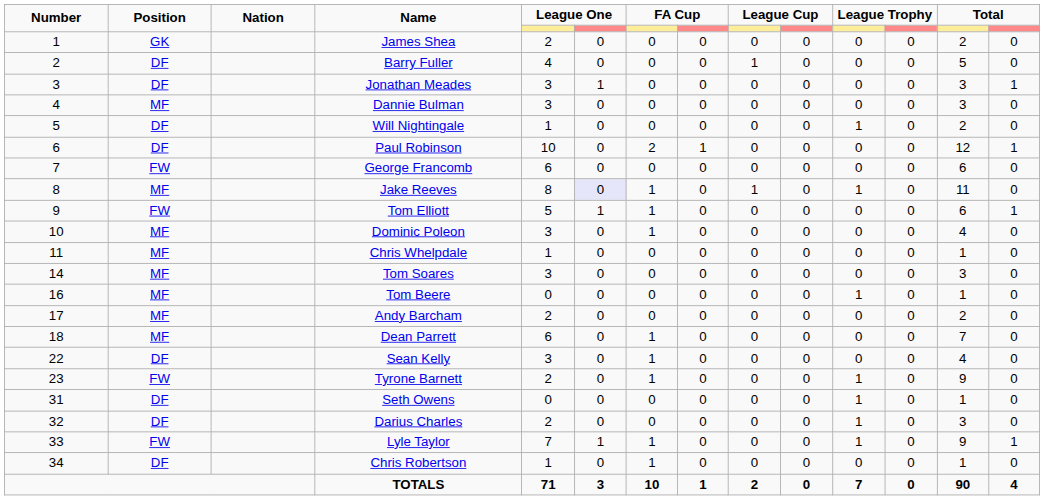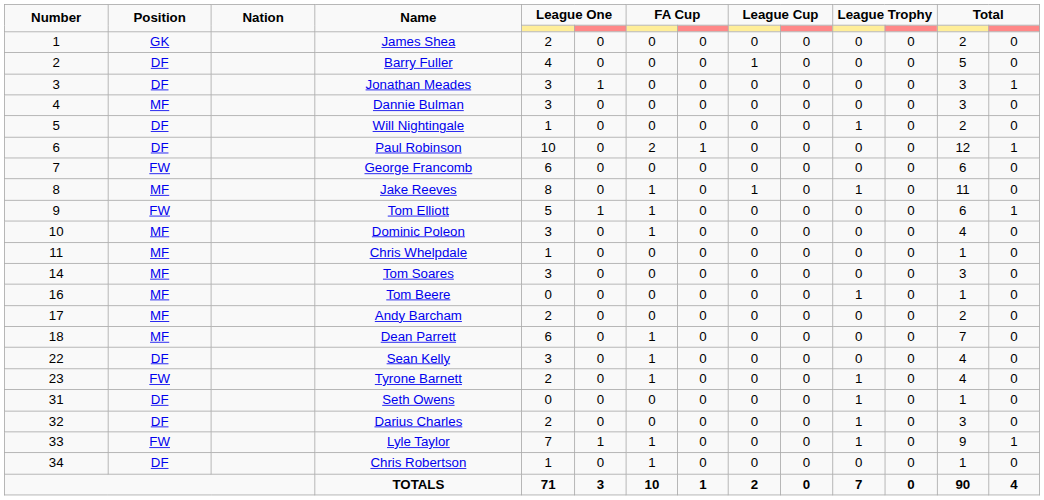(600, 189) lavender background -> (600, 189) no background
(963, 379) 9 -> (963, 379) 4
